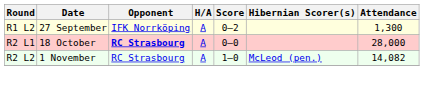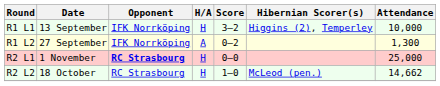+ row: (21, 27)
(67, 42) 18 October -> (67, 58) 1 November
(203, 42) A -> (203, 58) H
(388, 42) 28,000 -> (405, 58) 25,000
(67, 58) 1 November -> (67, 73) 18 October
(203, 58) A -> (203, 73) H
(388, 58) 14,082 -> (405, 73) 14,662
